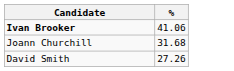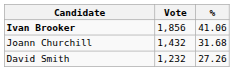+ column: (175, 12)
